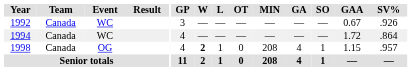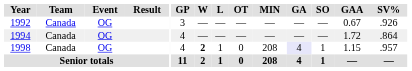(105, 23) WC -> (105, 23) OG
(105, 35) WC -> (105, 35) OG
(299, 48) no background -> (299, 48) lavender background
